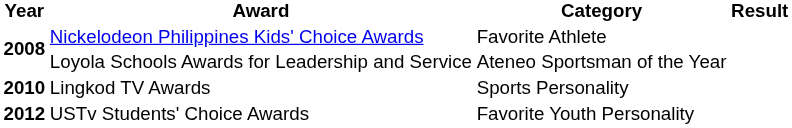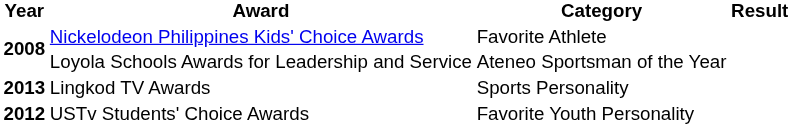(24, 88) 2010 -> (24, 88) 2013
